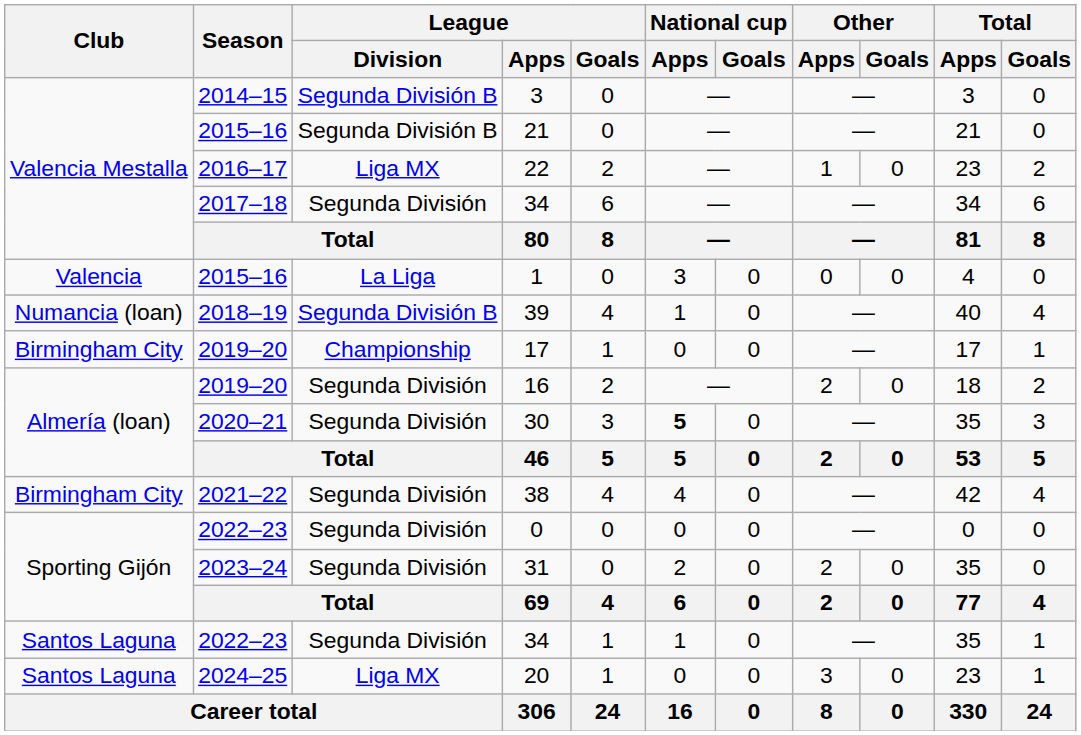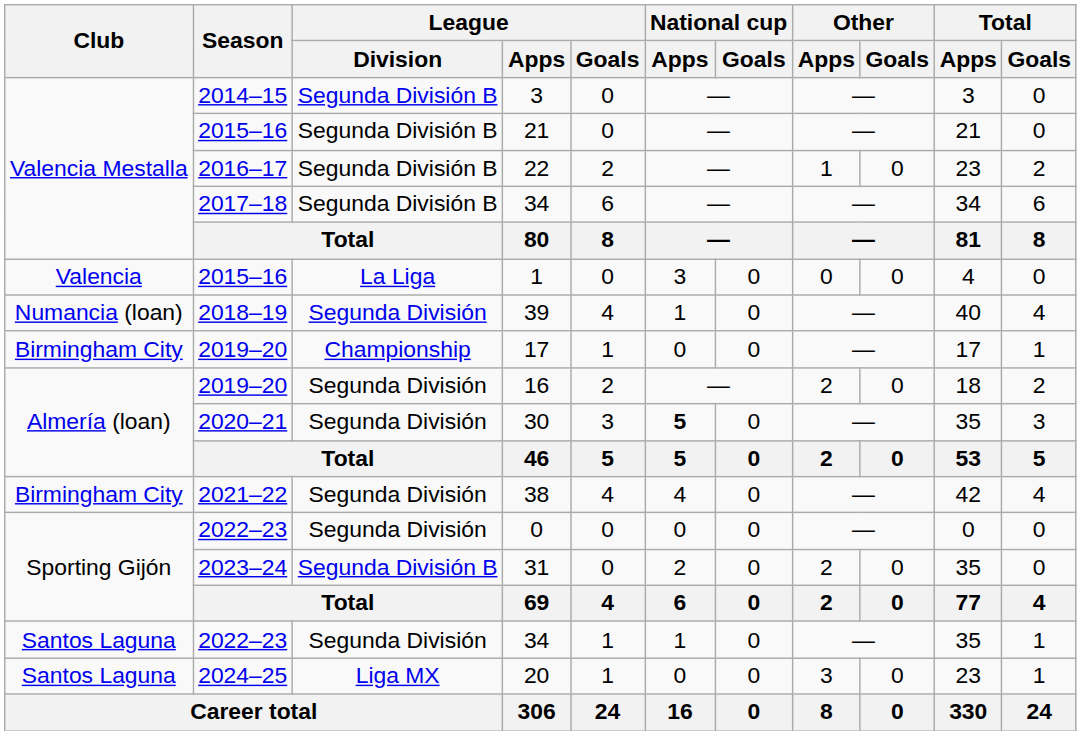(398, 167) Liga MX -> (398, 167) Segunda División B
(398, 204) Segunda División -> (398, 204) Segunda División B
(398, 312) Segunda División B -> (398, 312) Segunda División
(398, 566) Segunda División -> (398, 566) Segunda División B
